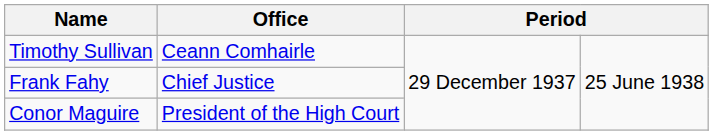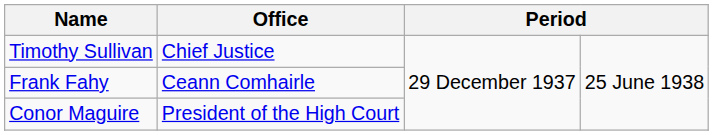(238, 51) Ceann Comhairle -> (218, 51) Chief Justice
(218, 82) Chief Justice -> (238, 82) Ceann Comhairle
